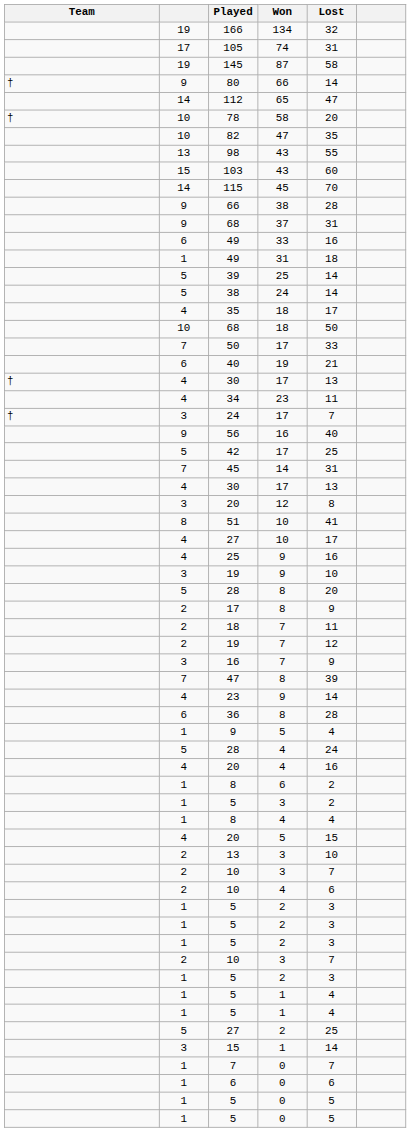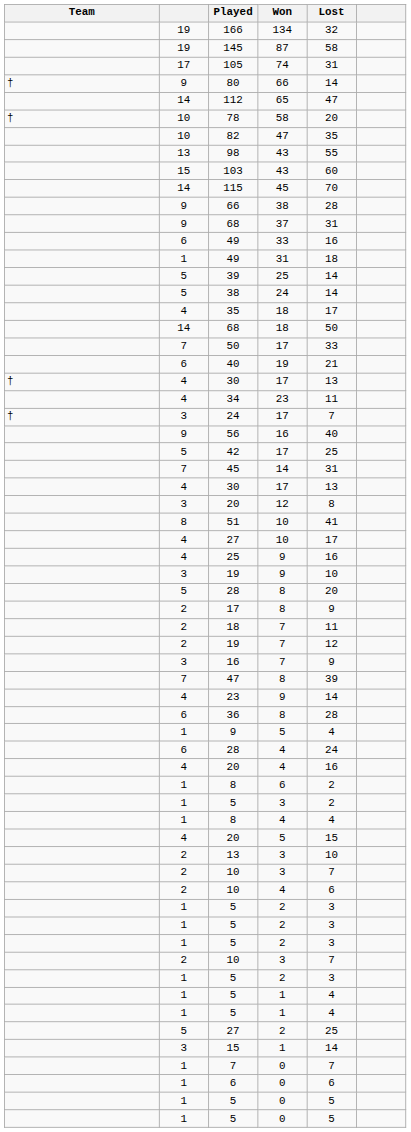rows swapped: (233, 66) <-> (233, 49)
(184, 329) 10 -> (184, 329) 14
(184, 750) 5 -> (184, 750) 6
